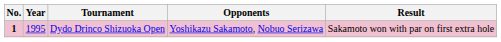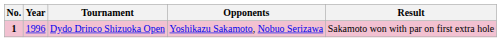(36, 29) 1995 -> (36, 29) 1996
